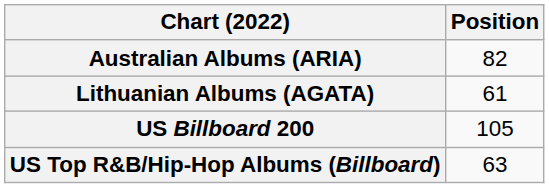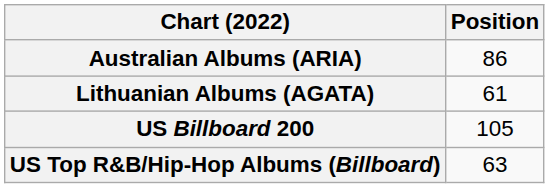(495, 57) 82 -> (495, 57) 86
